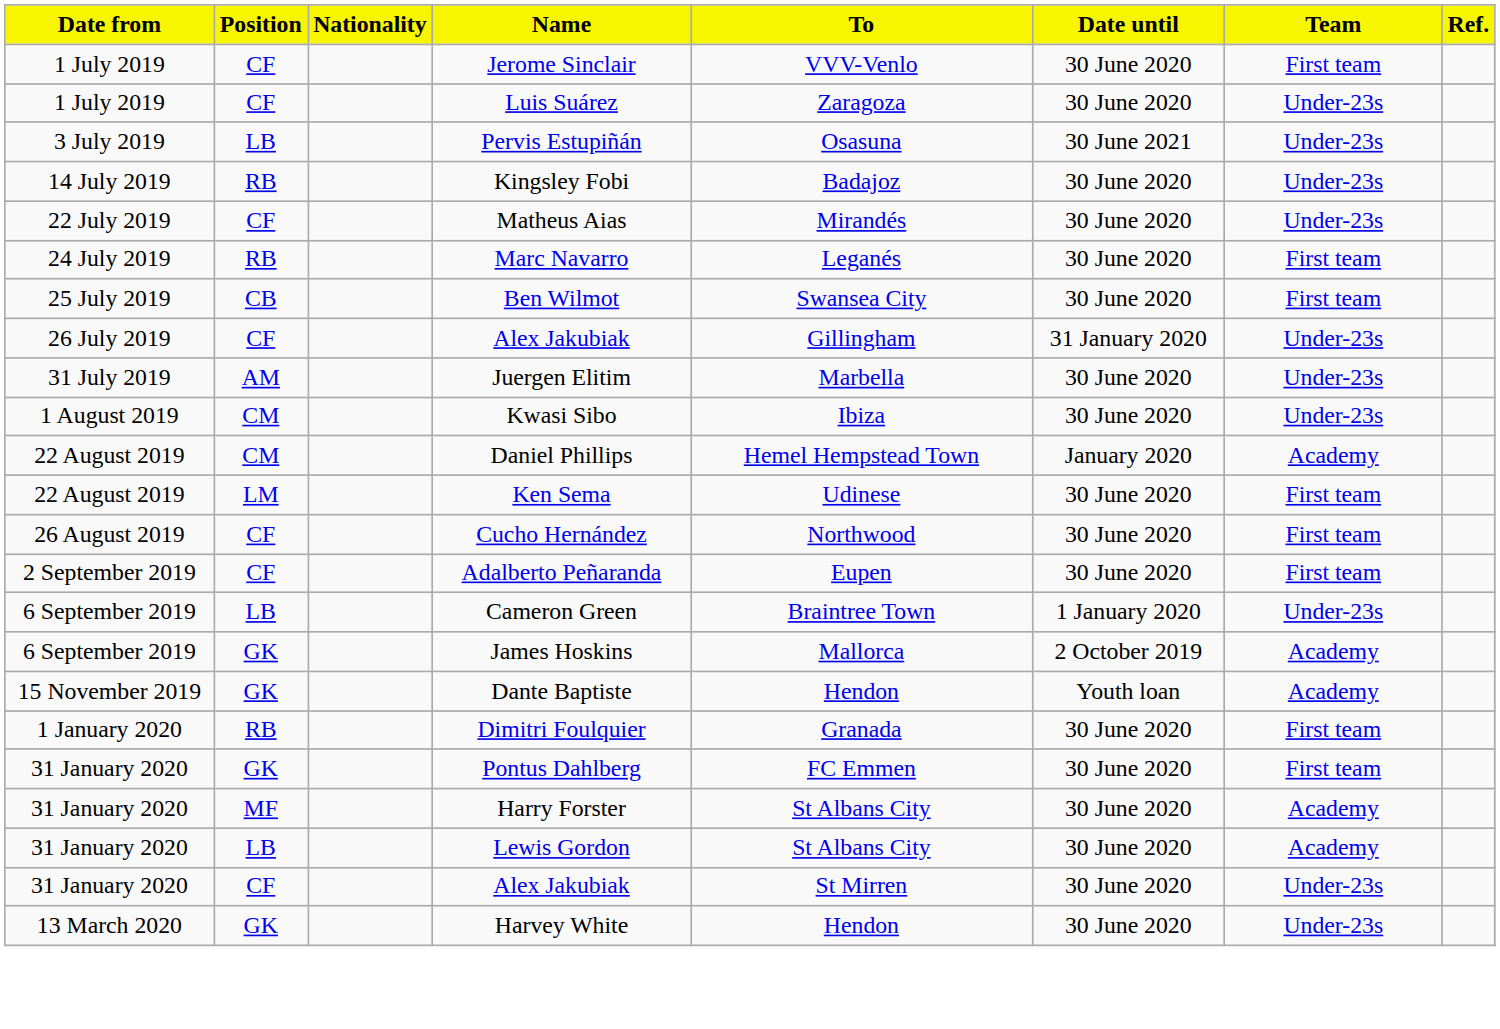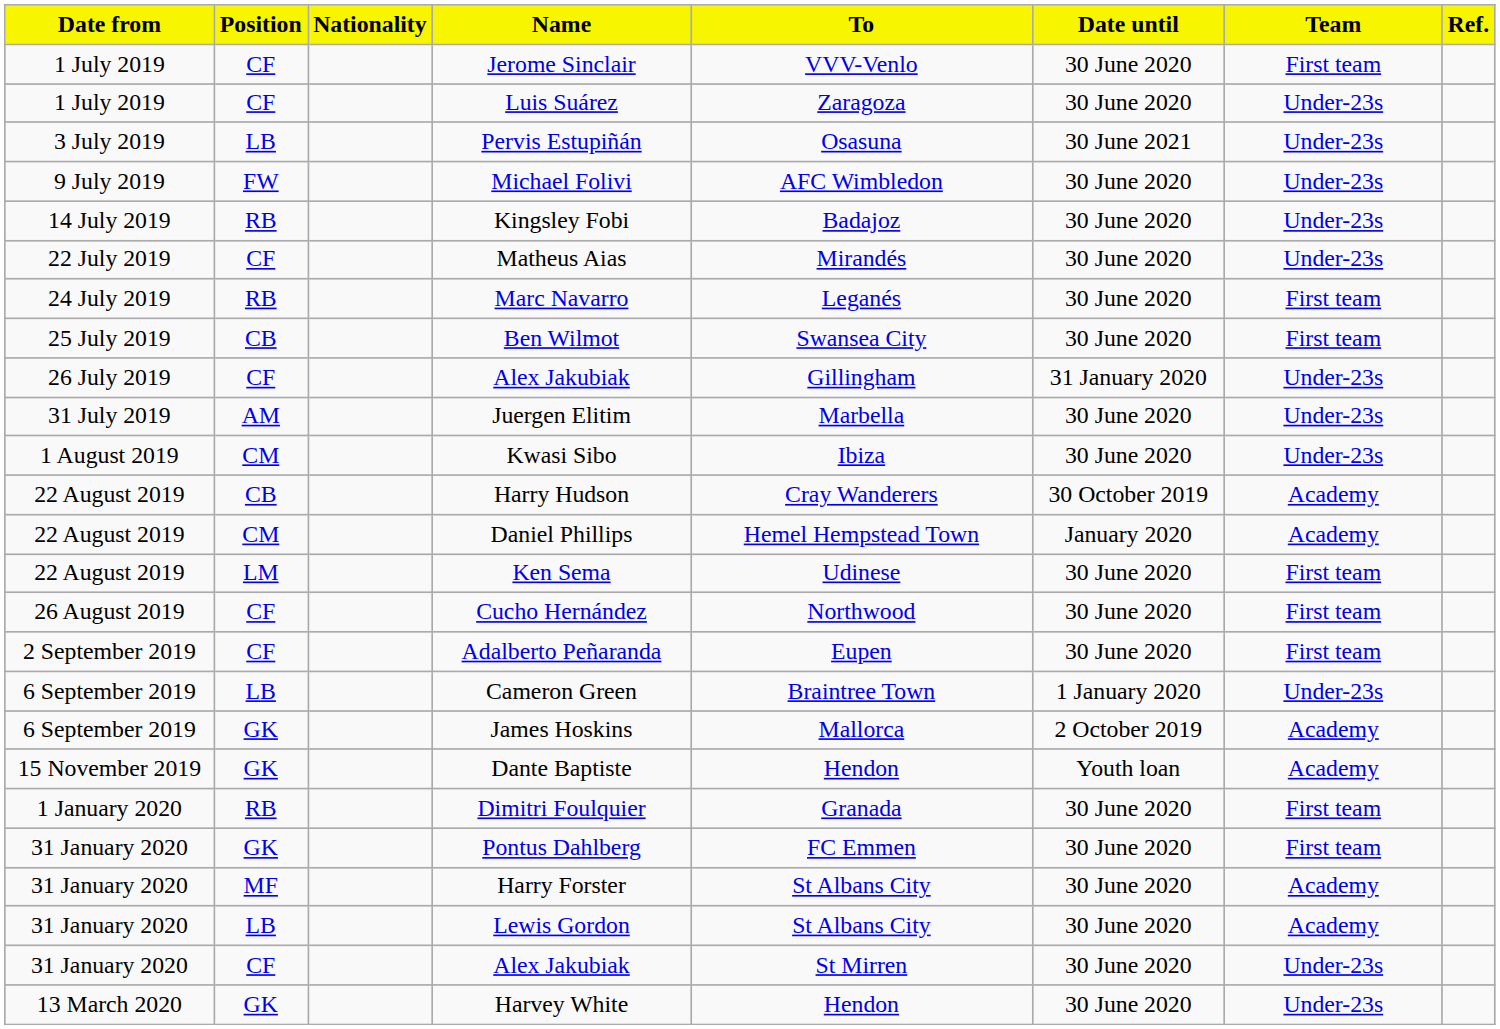+ row: (109, 181)
+ row: (109, 494)
